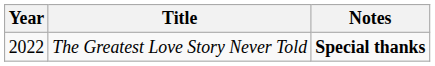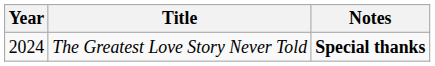(26, 46) 2022 -> (26, 46) 2024
